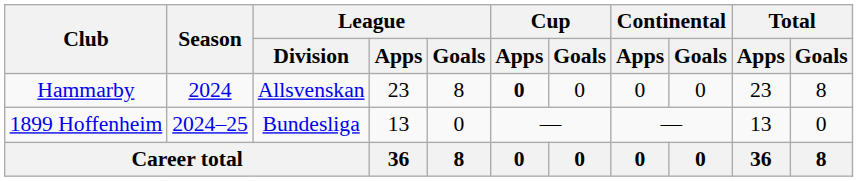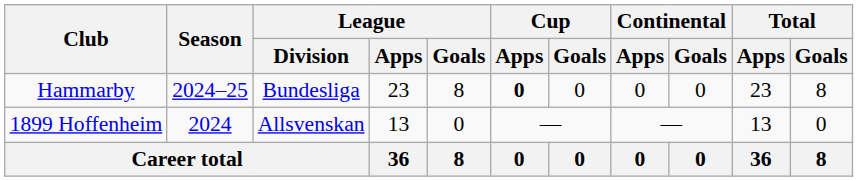(210, 90) 2024 -> (210, 90) 2024–25
(311, 90) Allsvenskan -> (311, 90) Bundesliga
(210, 124) 2024–25 -> (210, 124) 2024
(311, 124) Bundesliga -> (311, 124) Allsvenskan
